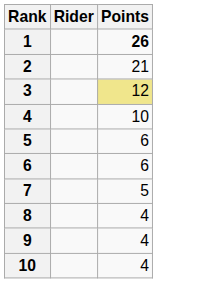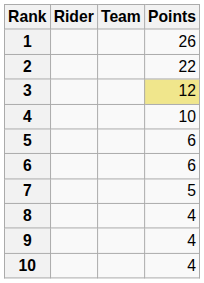+ column: (121, 16)
(140, 41) bold -> (187, 41) normal
(140, 66) 21 -> (187, 66) 22
